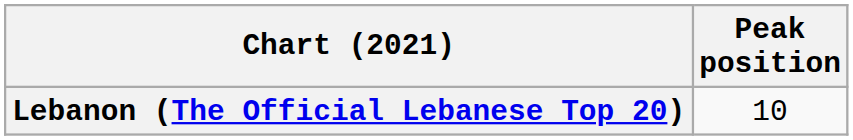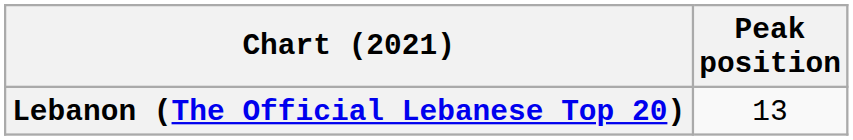(770, 111) 10 -> (770, 111) 13
